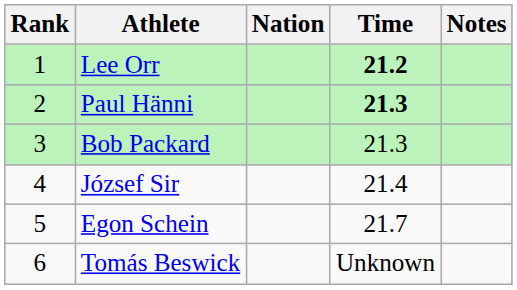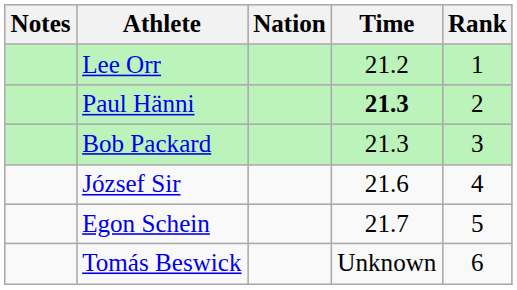columns swapped: (40, 24) <-> (477, 24)
(385, 64) bold -> (387, 64) normal
(385, 183) 21.4 -> (387, 183) 21.6
